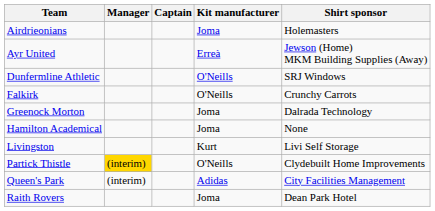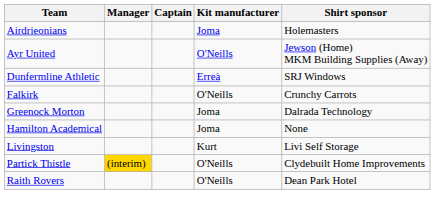(209, 53) Erreà -> (215, 53) O'Neills
(215, 77) O'Neills -> (209, 77) Erreà
- row: (35, 180)
(208, 197) Joma -> (215, 180) O'Neills
